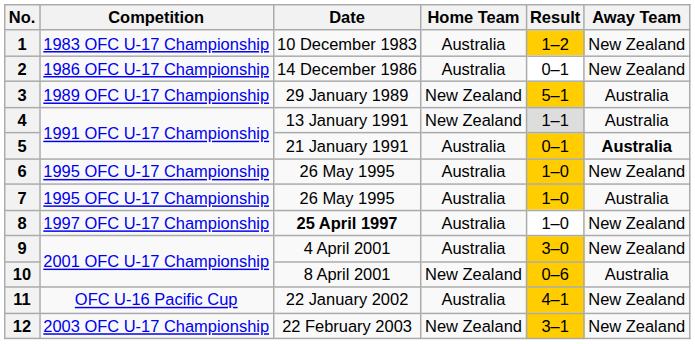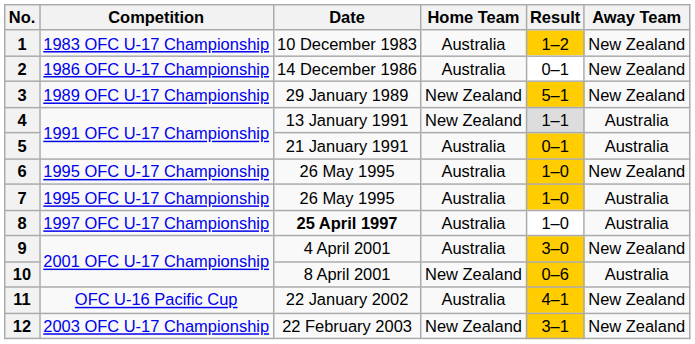(637, 95) Australia -> (637, 95) New Zealand
(637, 146) bold -> (637, 146) normal
(637, 223) New Zealand -> (637, 223) Australia
